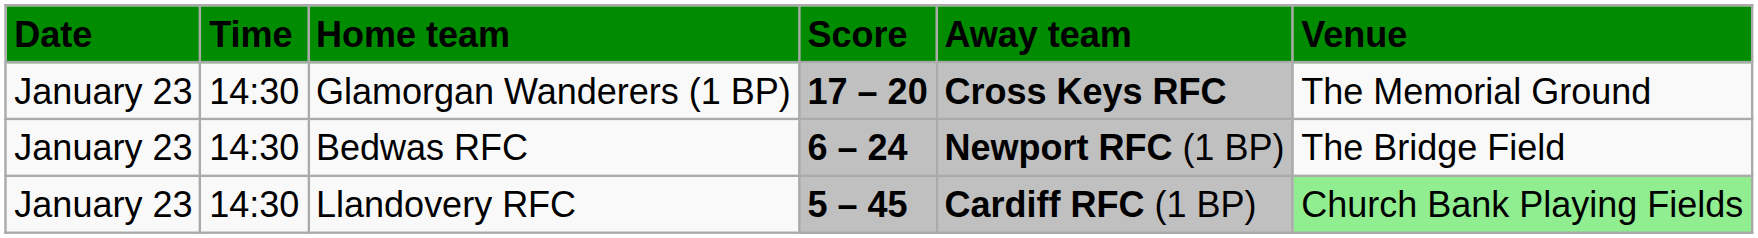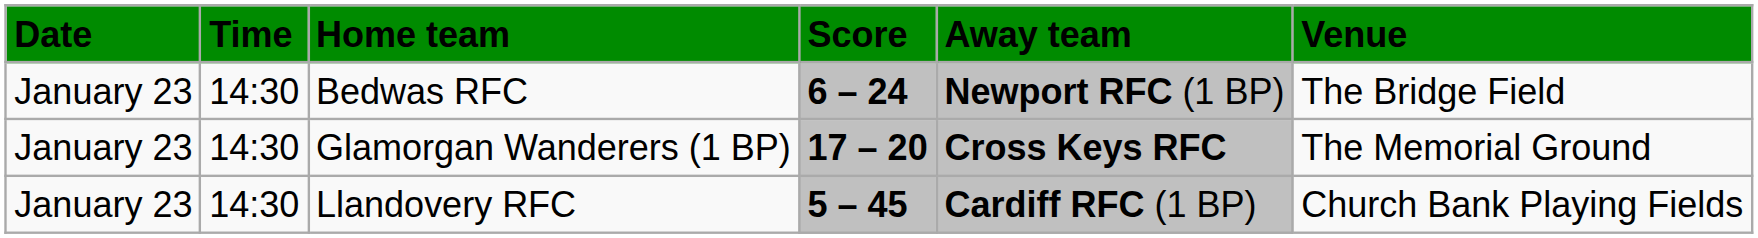rows swapped: (422, 148) <-> (553, 91)
(1522, 205) lightgreen background -> (1522, 205) no background
